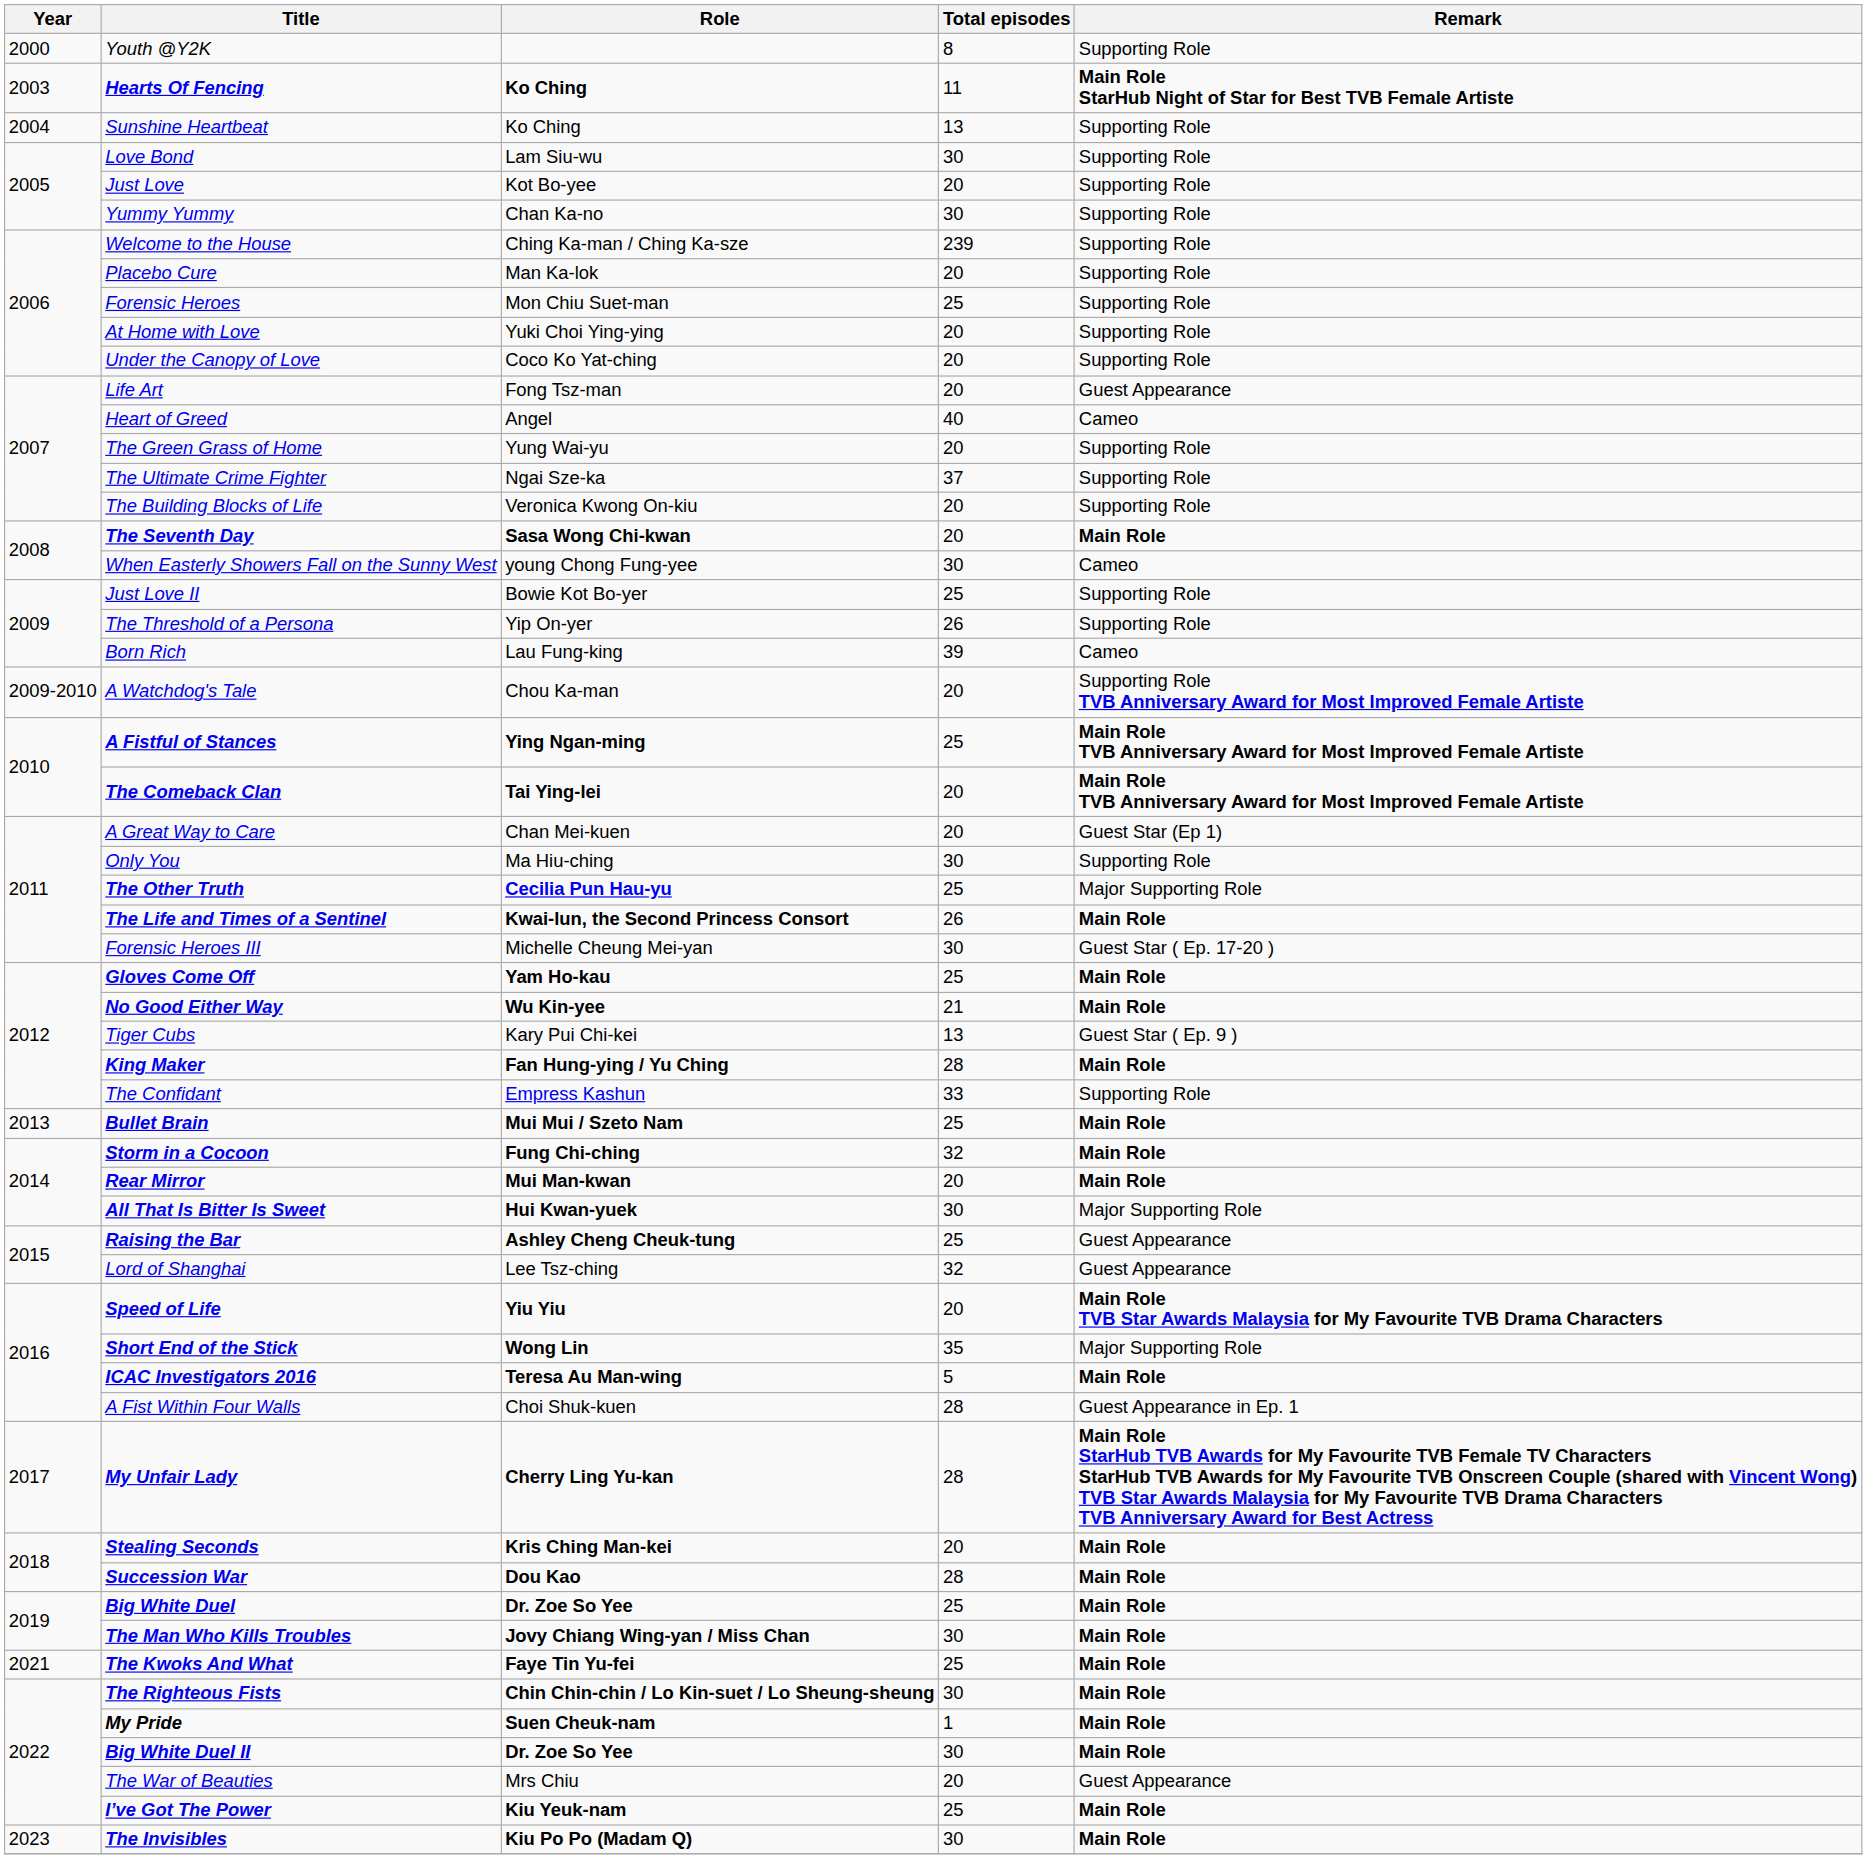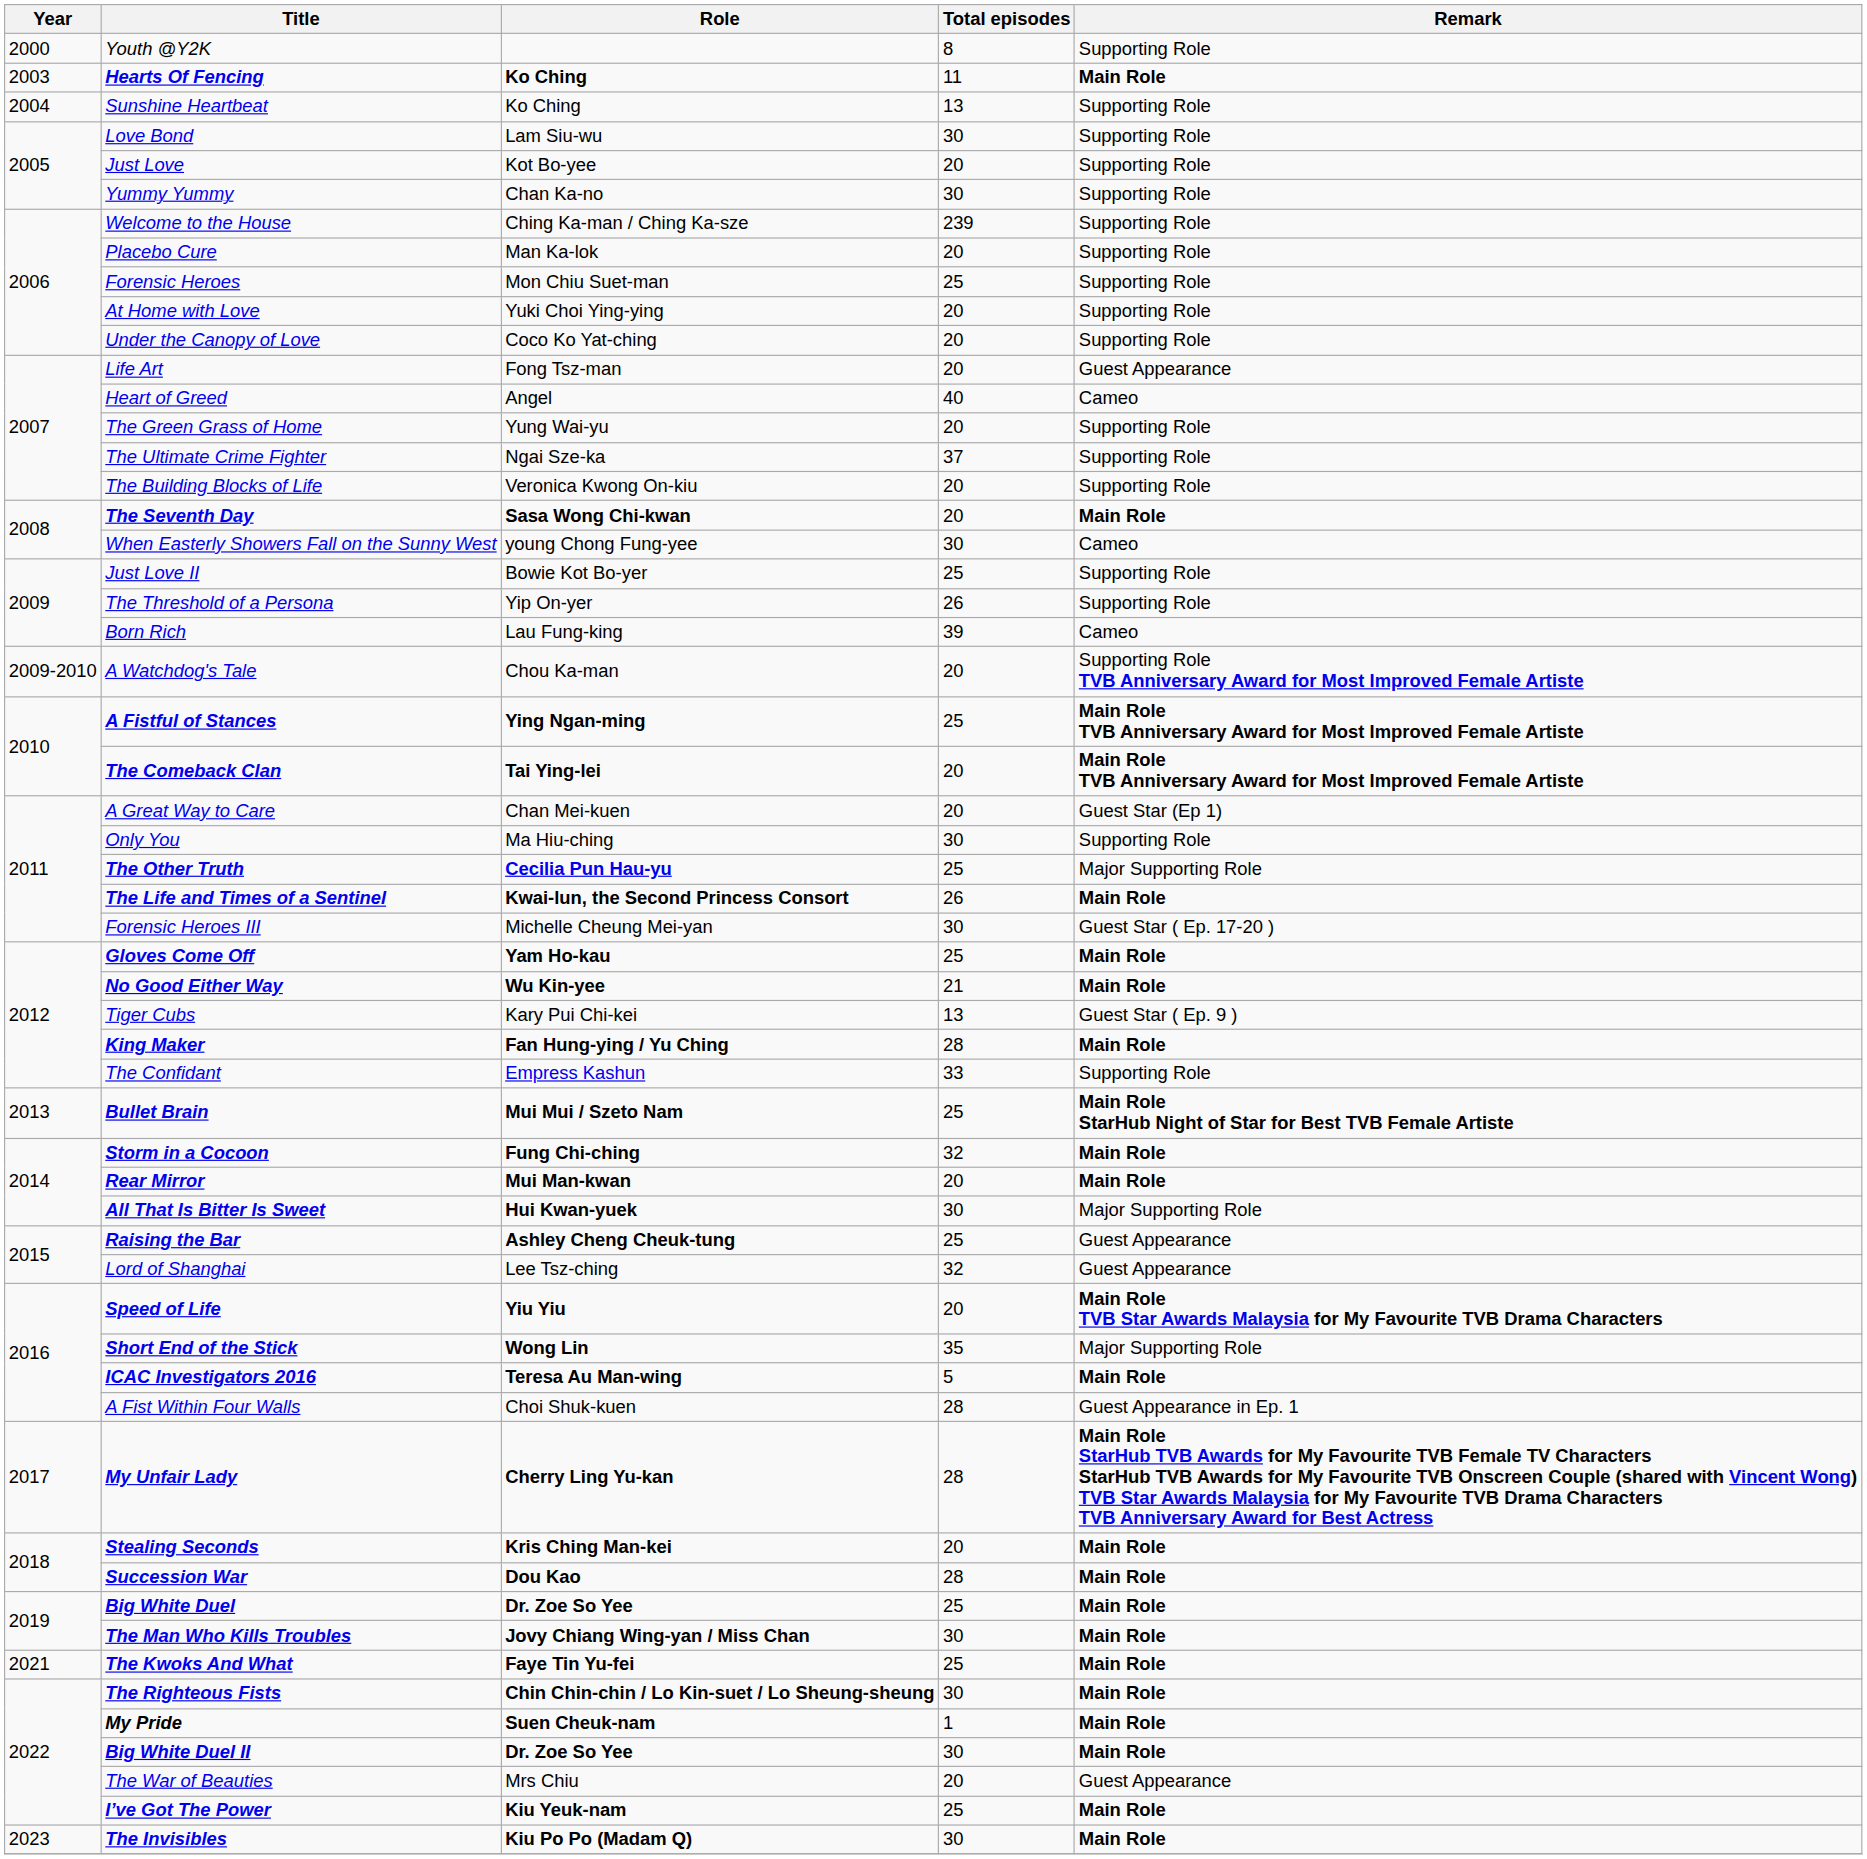(1296, 87) Main Role StarHub Night of Star for Best TVB Female Artiste -> (1122, 77) Main Role
(1122, 1123) Main Role -> (1296, 1112) Main Role StarHub Night of Star for Best TVB Female Artiste
